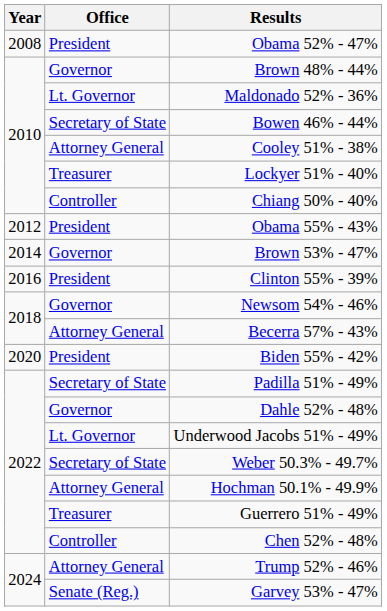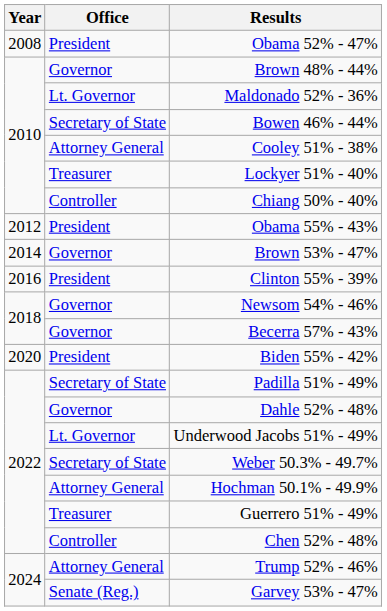(106, 331) Attorney General -> (80, 331) Governor
